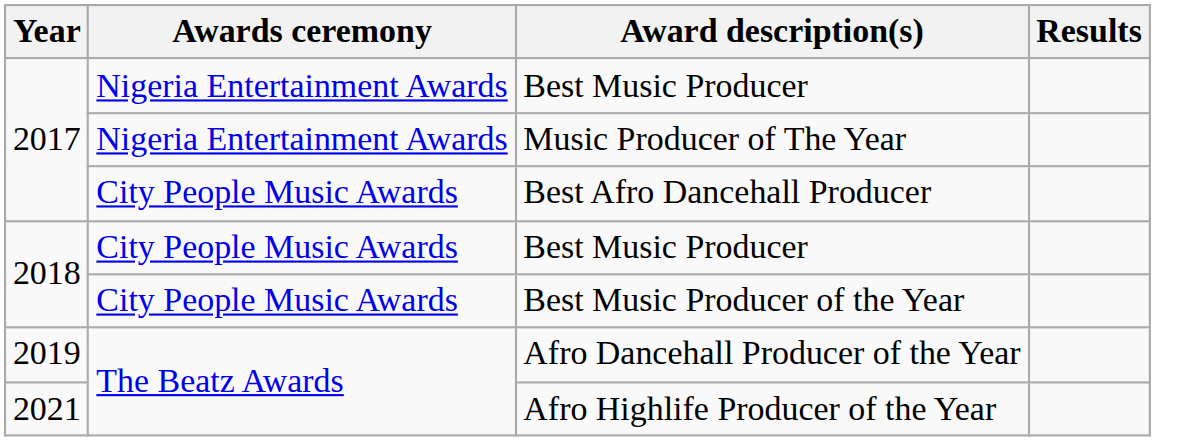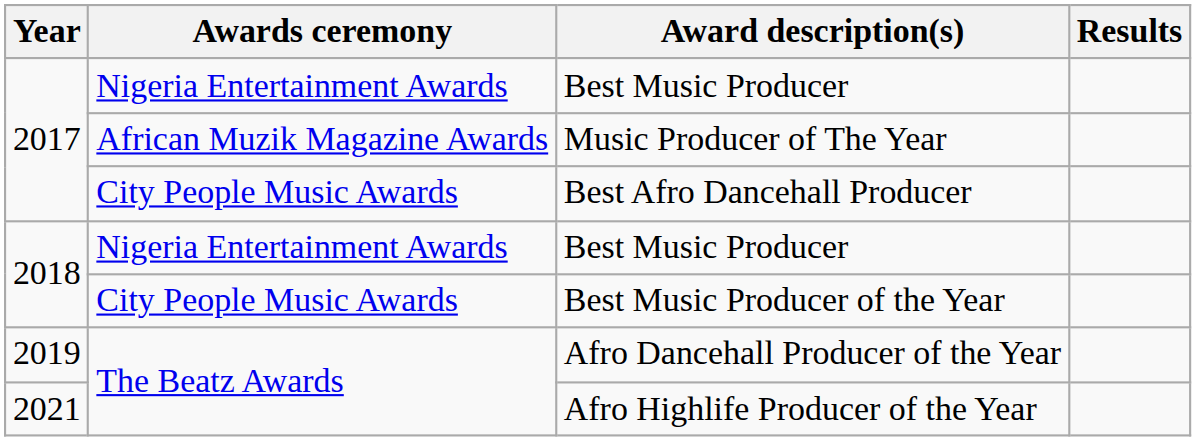(302, 138) Nigeria Entertainment Awards -> (322, 138) African Muzik Magazine Awards
(277, 246) City People Music Awards -> (302, 246) Nigeria Entertainment Awards
